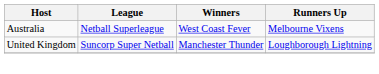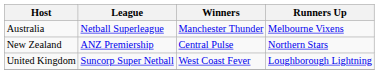(215, 28) West Coast Fever -> (221, 28) Manchester Thunder
+ row: (34, 45)
(221, 45) Manchester Thunder -> (215, 61) West Coast Fever
